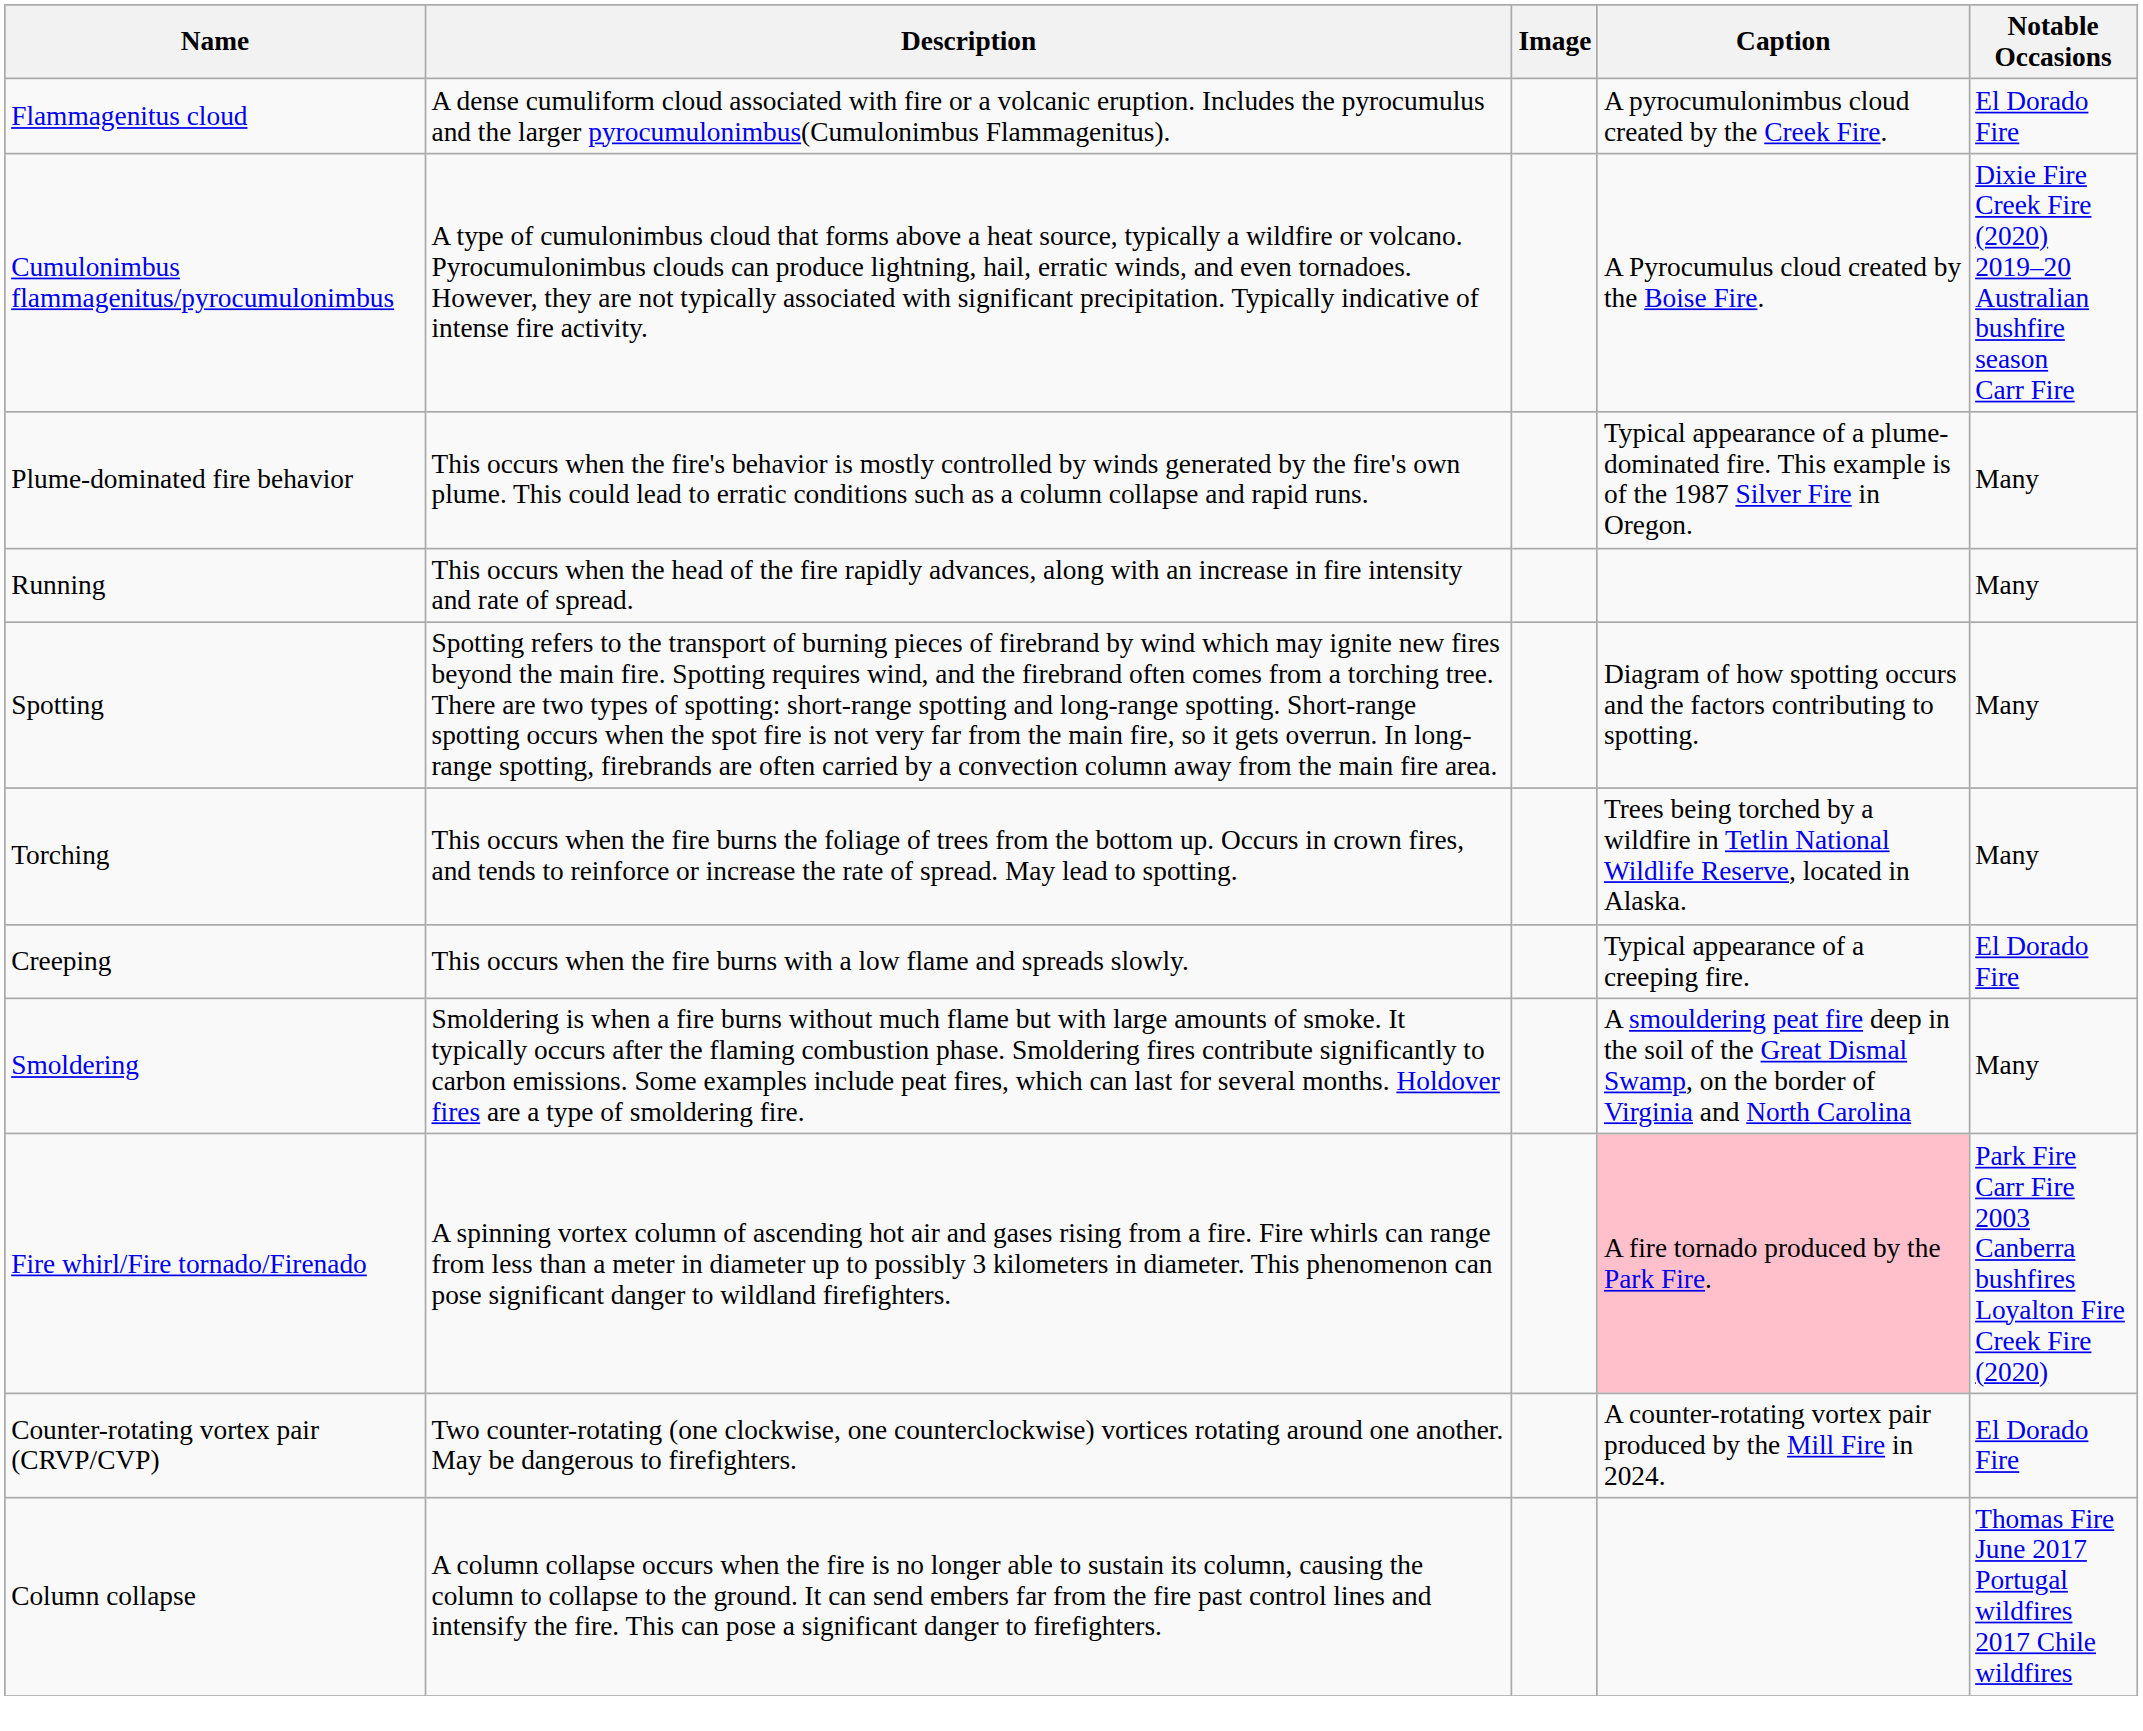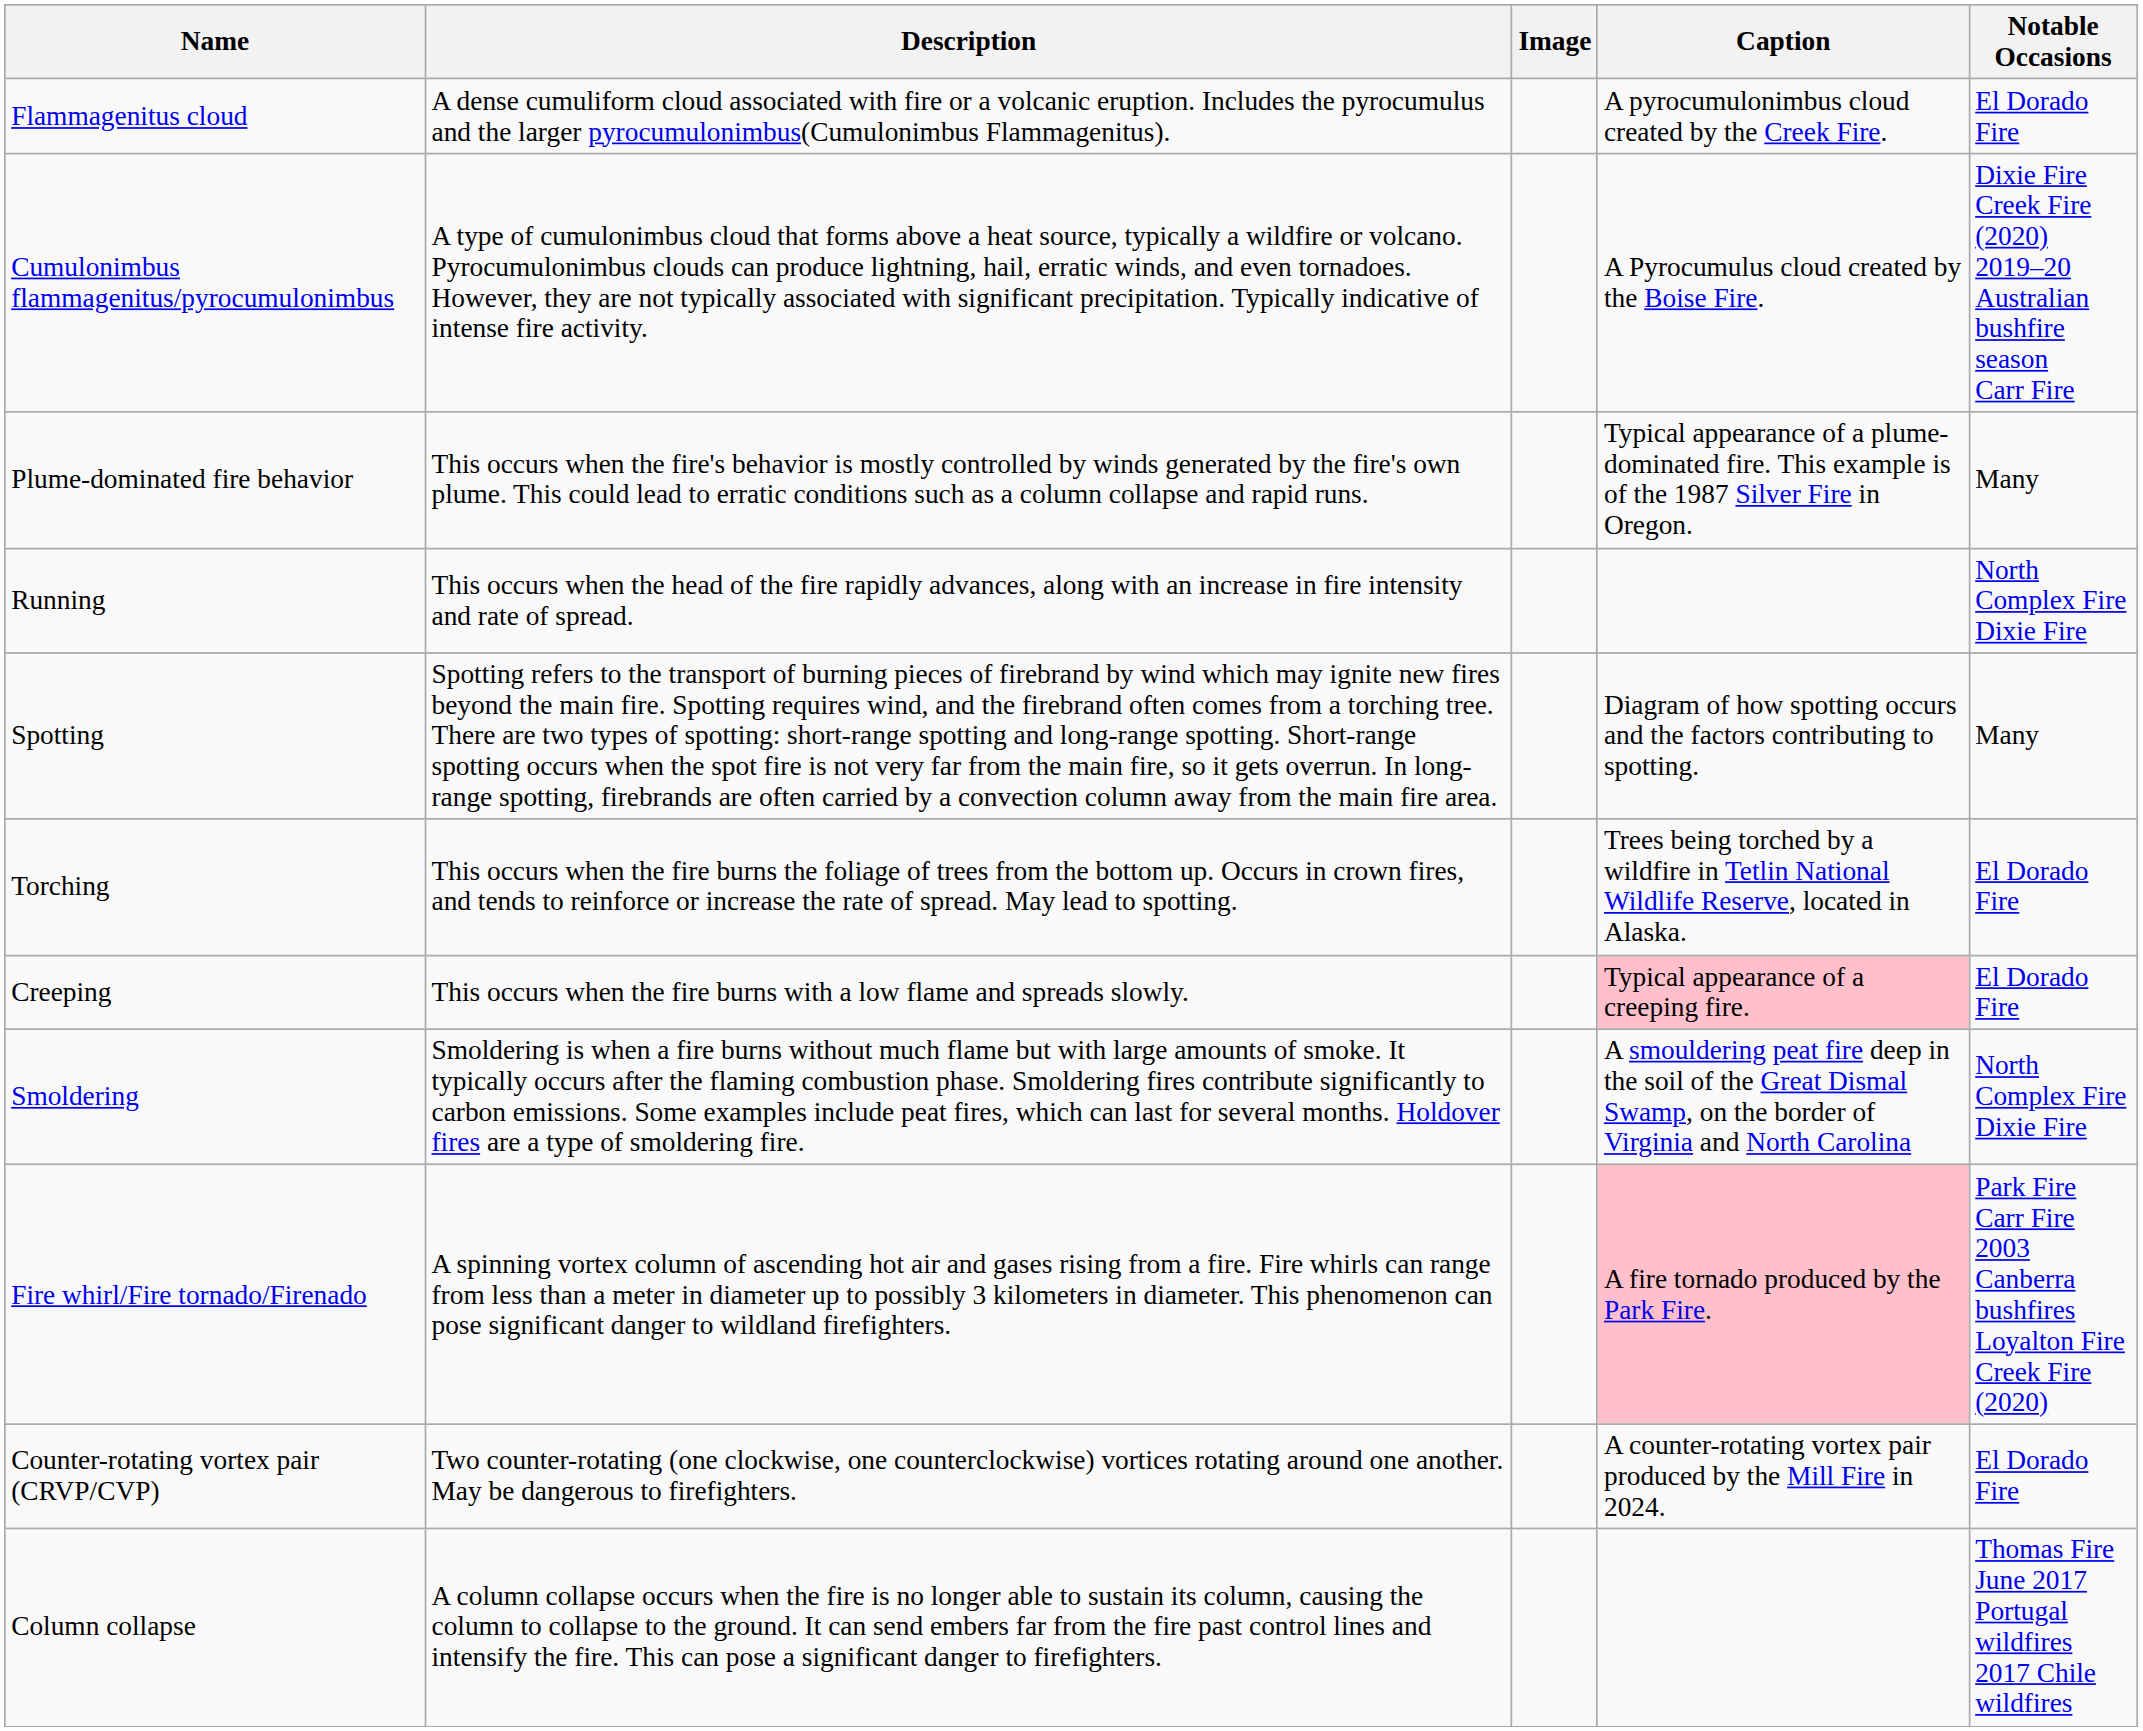(2007, 584) Many -> (2051, 599) North Complex Fire Dixie Fire
(2007, 855) Many -> (2032, 886) El Dorado Fire
(1734, 960) no background -> (1734, 991) pink background
(2007, 1065) Many -> (2051, 1096) North Complex Fire Dixie Fire
